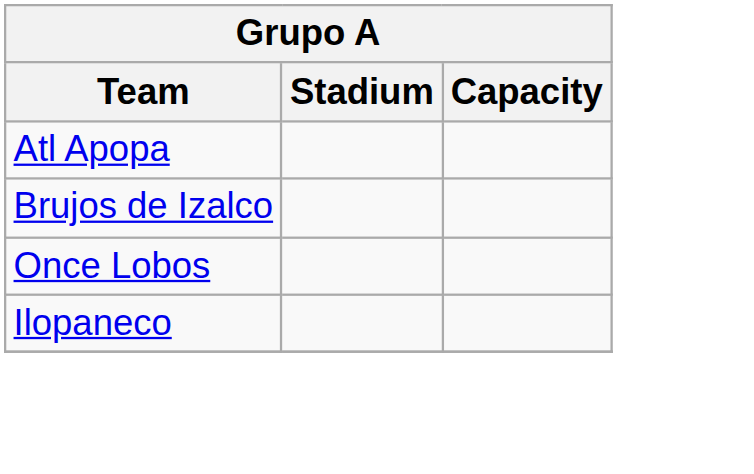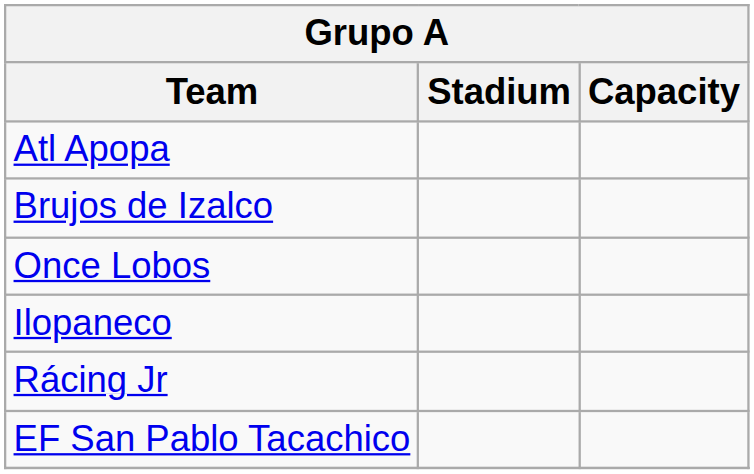+ row: (91, 380)
+ row: (212, 438)
